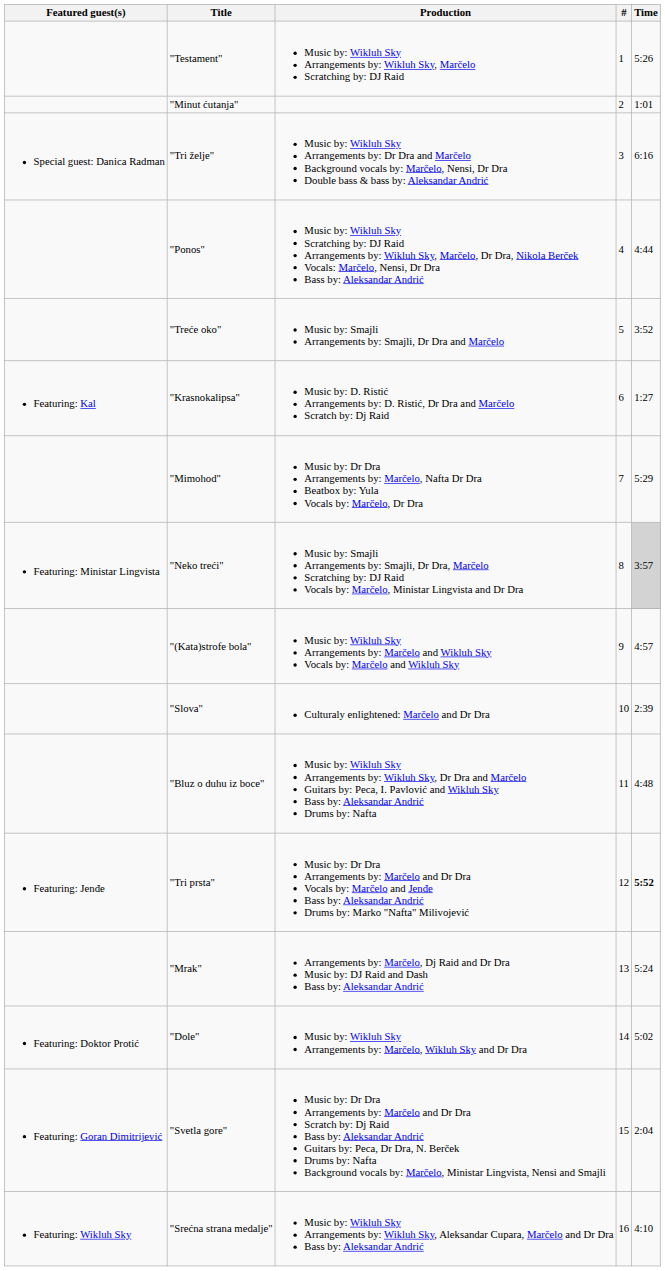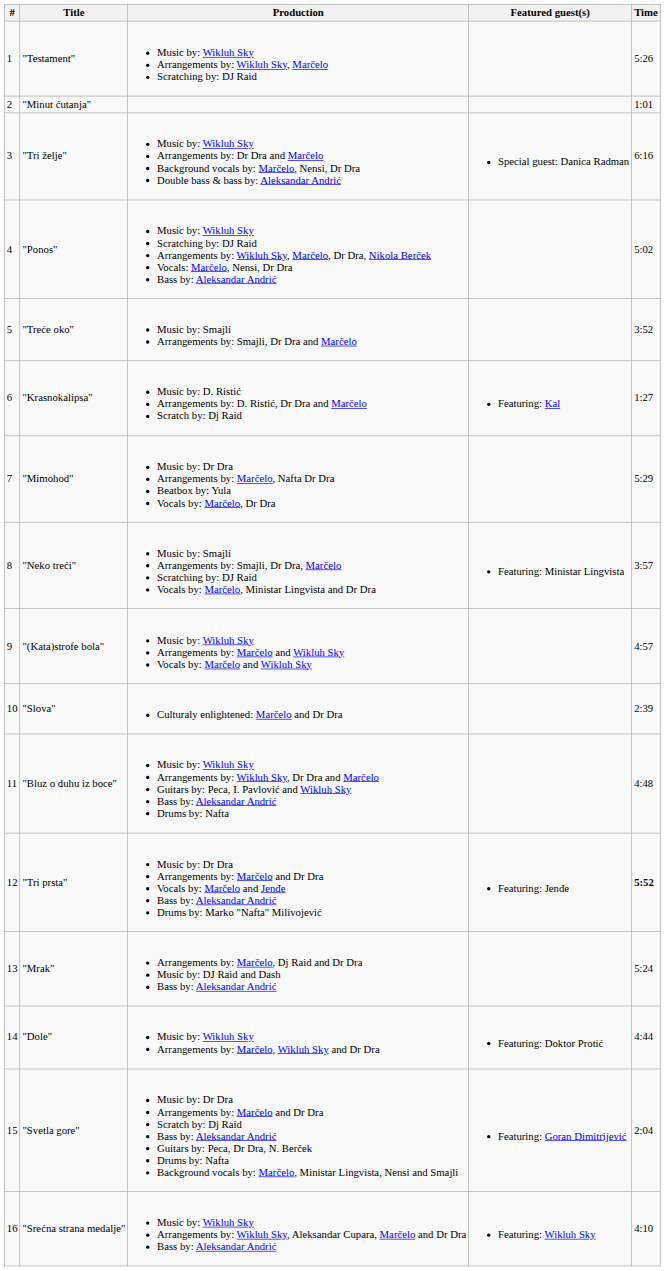columns swapped: (624, 13) <-> (86, 13)
(644, 249) 4:44 -> (644, 249) 5:02
(644, 565) lightgrey background -> (644, 565) no background
(644, 1037) 5:02 -> (644, 1037) 4:44
